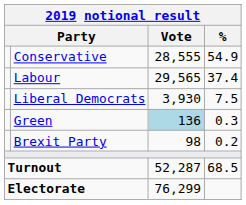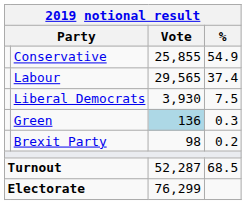(178, 57) 28,555 -> (178, 57) 25,855
